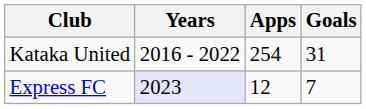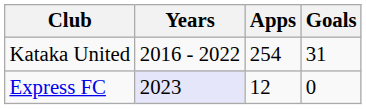(311, 86) 7 -> (311, 86) 0
